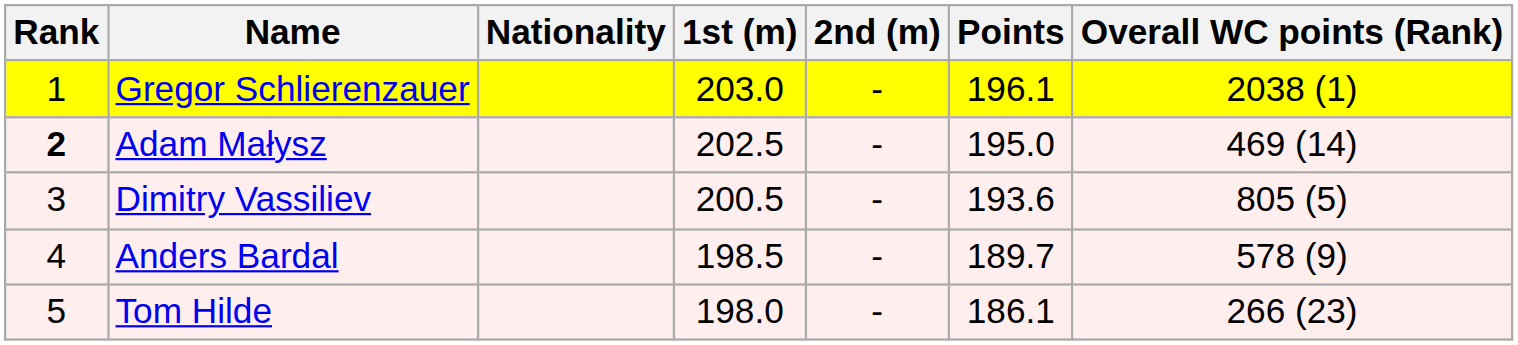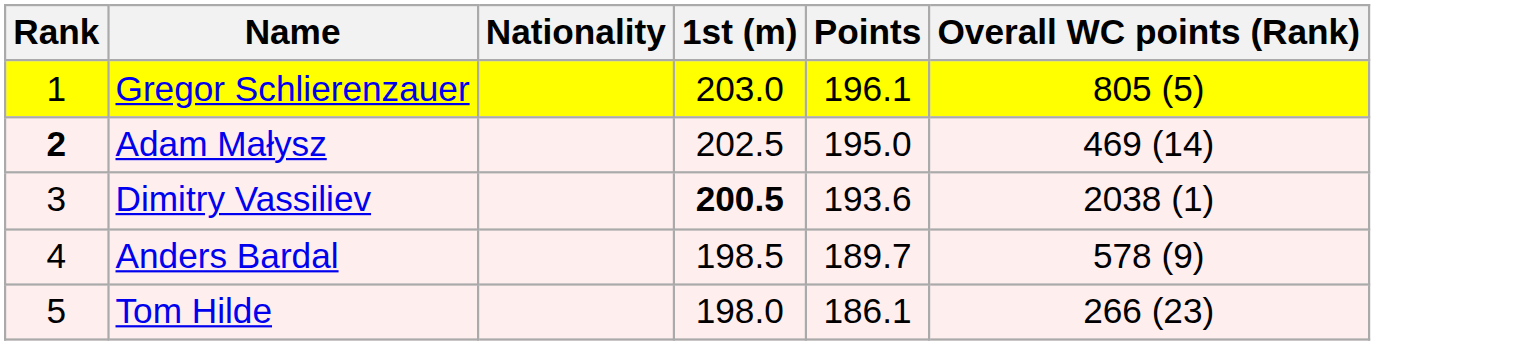- column: (877, 32)
(1292, 88) 2038 (1) -> (1149, 88) 805 (5)
(740, 199) normal -> (740, 199) bold
(1292, 199) 805 (5) -> (1149, 199) 2038 (1)
